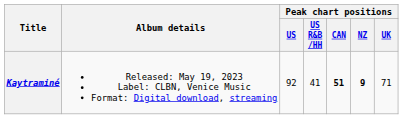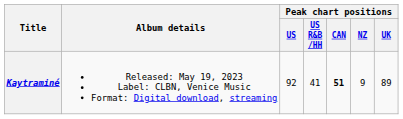(363, 82) bold -> (363, 82) normal
(386, 82) 71 -> (386, 82) 89
